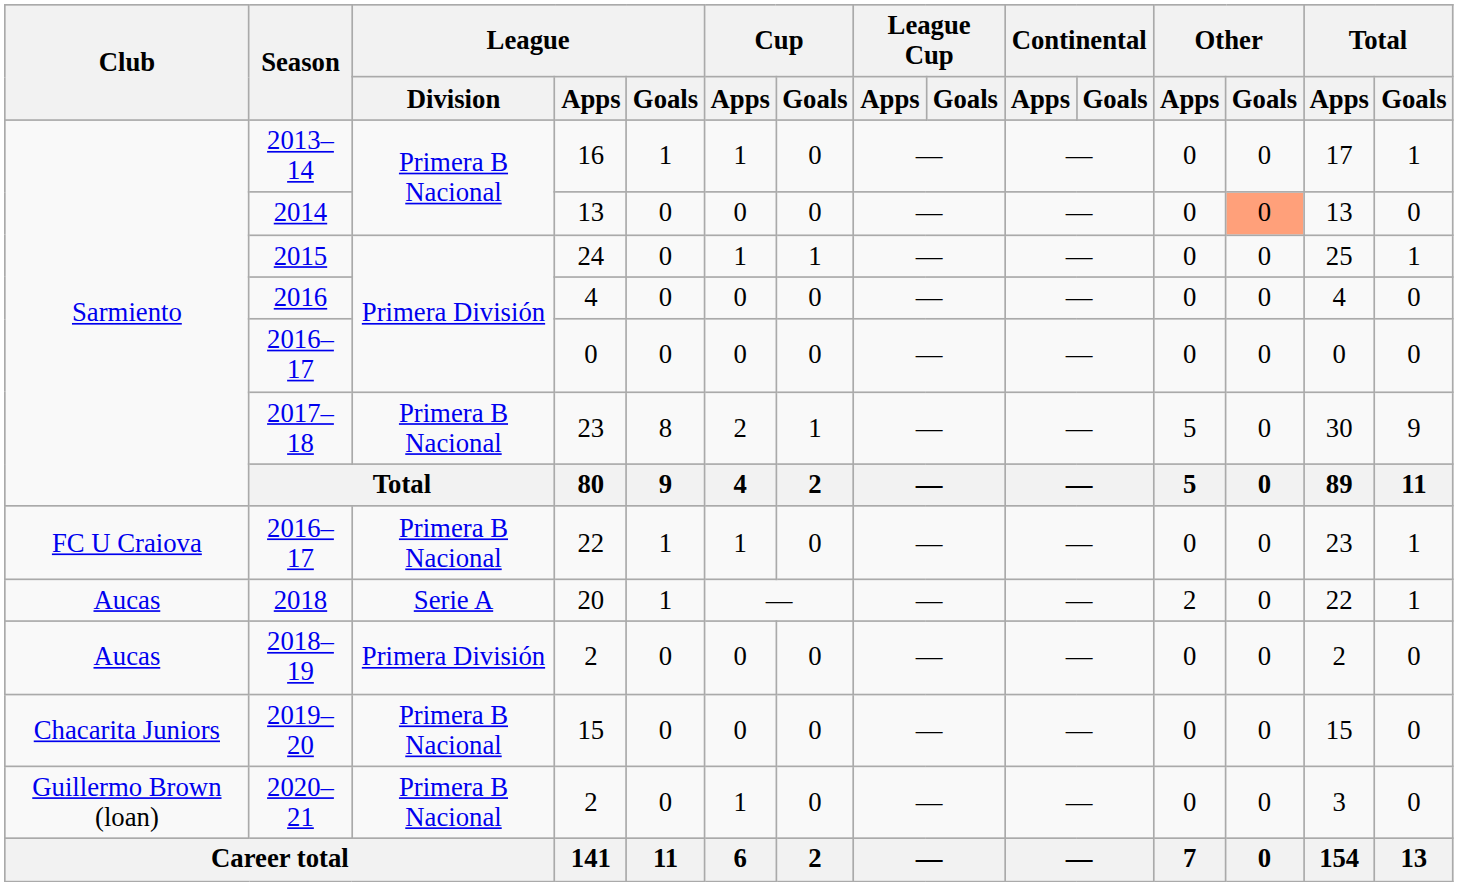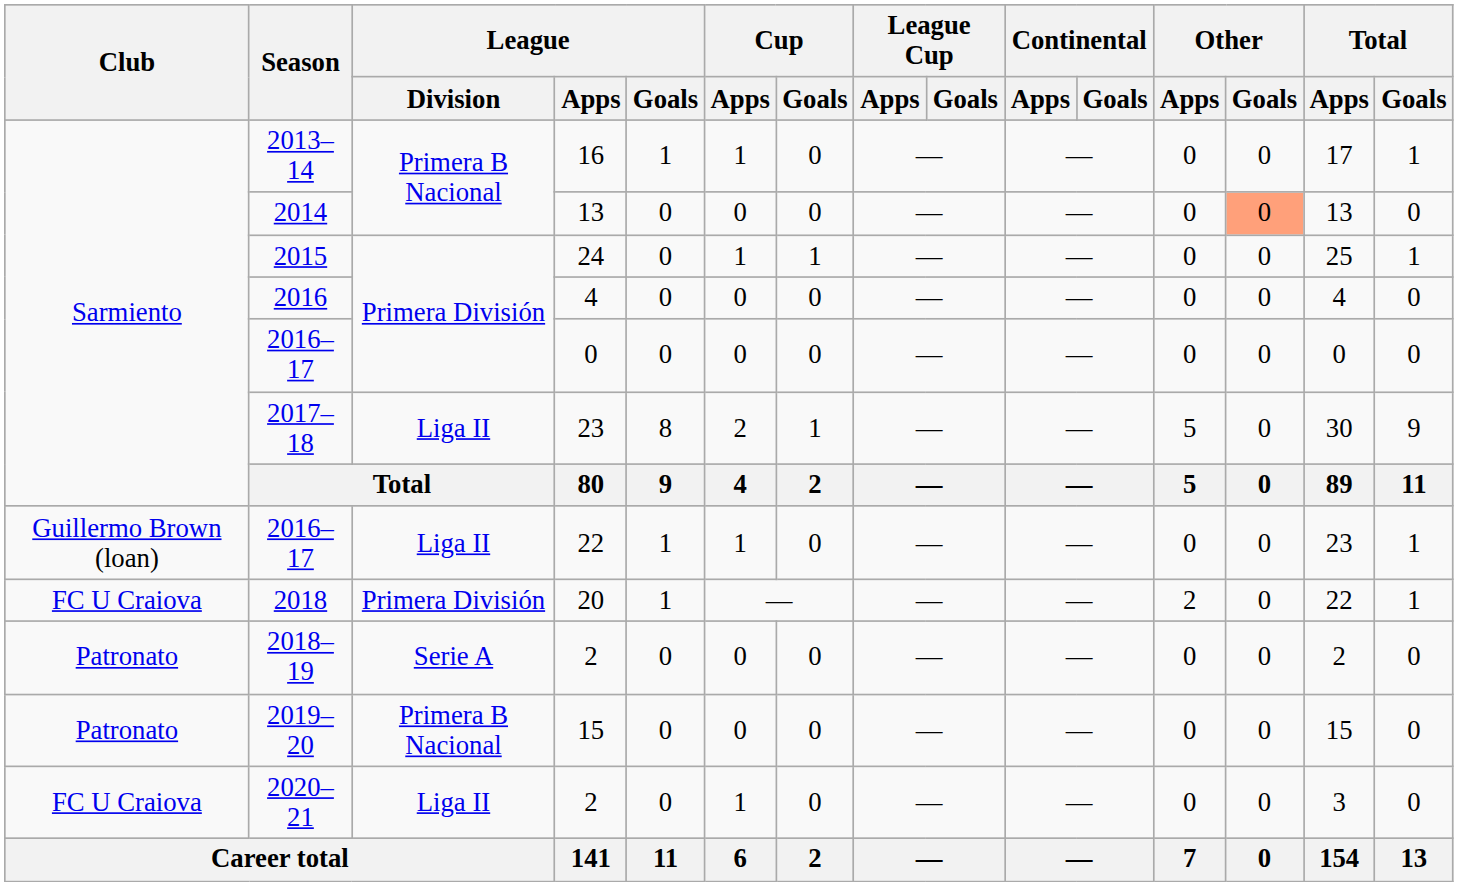(453, 427) Primera B Nacional -> (453, 427) Liga II
(127, 542) FC U Craiova -> (127, 542) Guillermo Brown (loan)
(453, 542) Primera B Nacional -> (453, 542) Liga II
(127, 599) Aucas -> (127, 599) FC U Craiova
(453, 599) Serie A -> (453, 599) Primera División
(127, 657) Aucas -> (127, 657) Patronato
(453, 657) Primera División -> (453, 657) Serie A
(127, 729) Chacarita Juniors -> (127, 729) Patronato
(127, 802) Guillermo Brown (loan) -> (127, 802) FC U Craiova
(453, 802) Primera B Nacional -> (453, 802) Liga II
